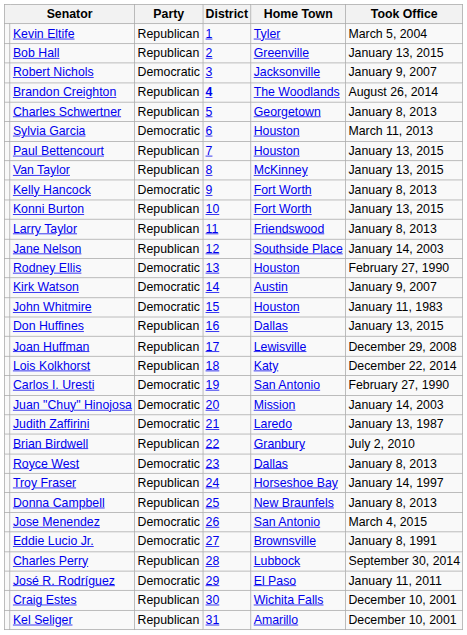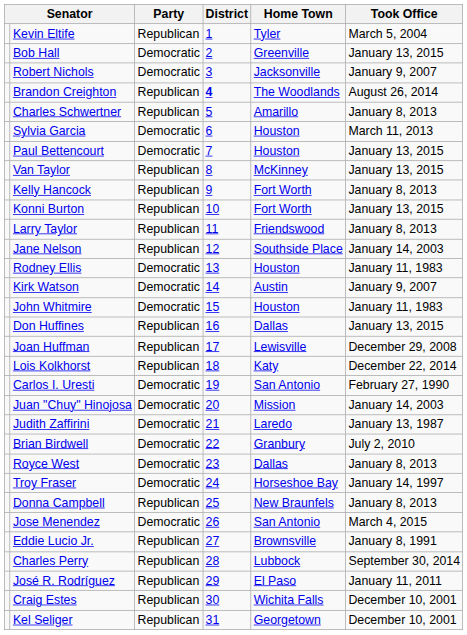(168, 53) Republican -> (169, 53) Democratic
(287, 111) Georgetown -> (276, 111) Amarillo
(168, 151) Republican -> (169, 151) Democratic
(169, 190) Democratic -> (168, 190) Republican
(399, 268) February 27, 1990 -> (396, 268) January 11, 1983
(168, 444) Republican -> (169, 444) Democratic
(168, 483) Republican -> (169, 483) Democratic
(169, 541) Democratic -> (168, 541) Republican
(169, 580) Democratic -> (168, 580) Republican
(276, 619) Amarillo -> (287, 619) Georgetown
